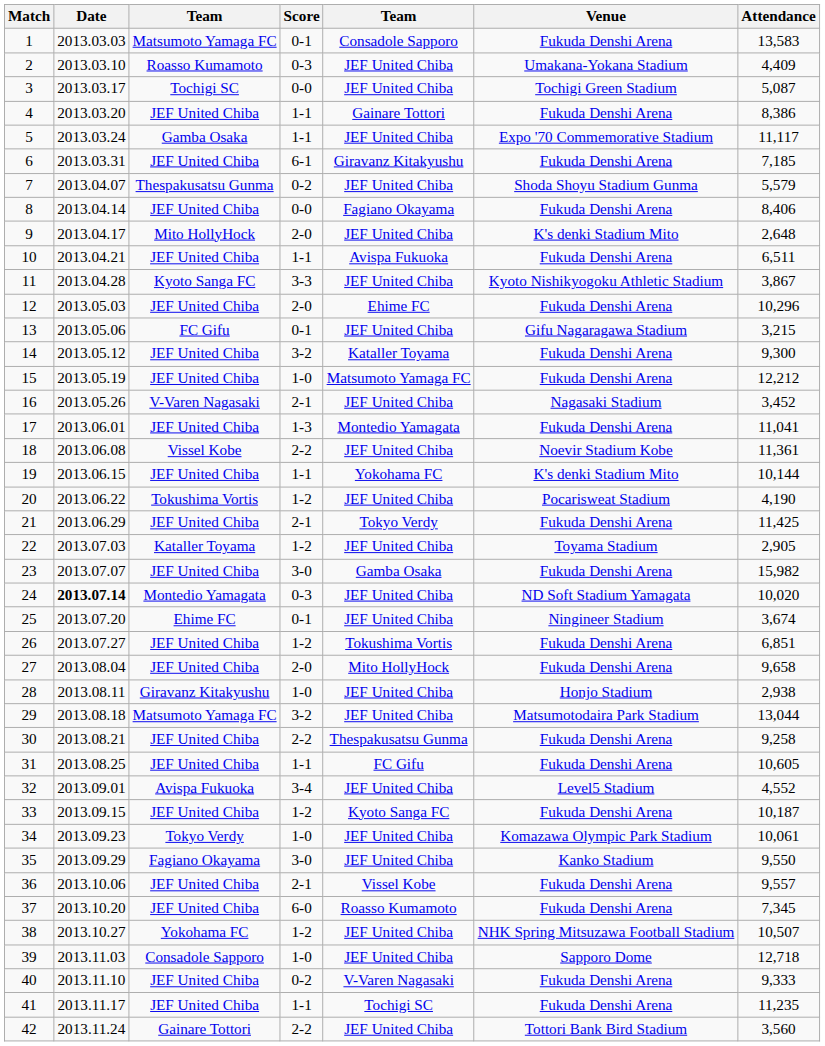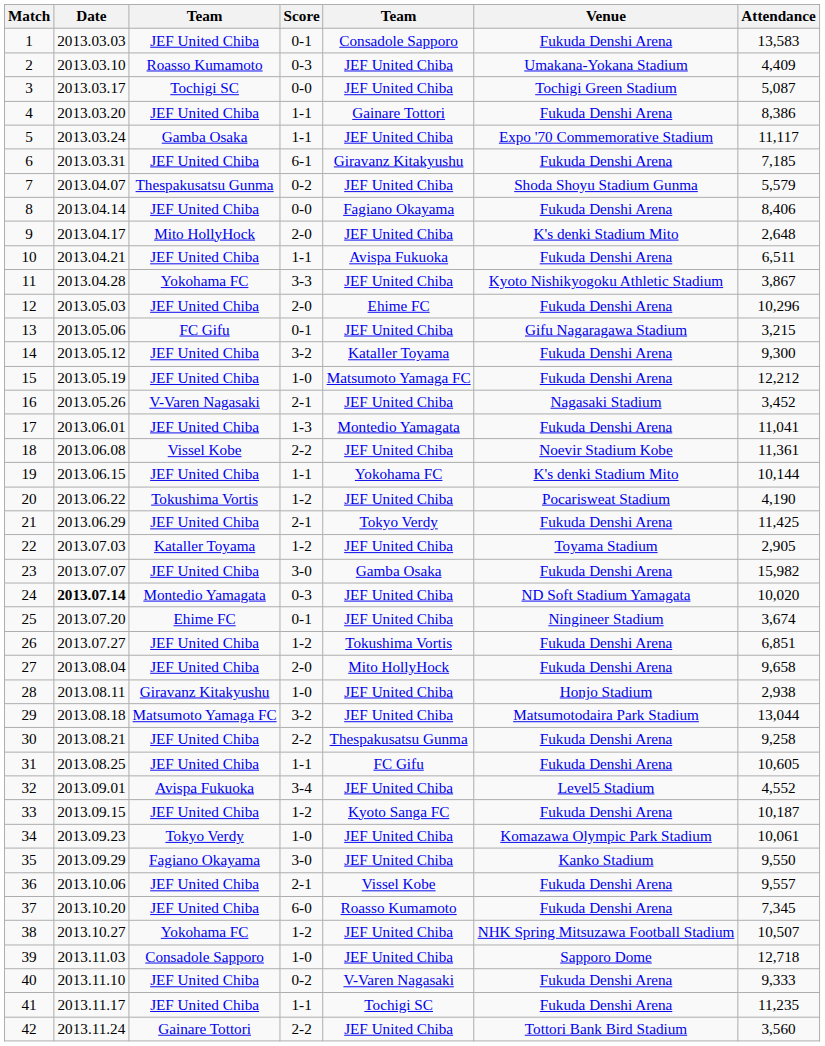(205, 40) Matsumoto Yamaga FC -> (205, 40) JEF United Chiba
(205, 281) Kyoto Sanga FC -> (205, 281) Yokohama FC
